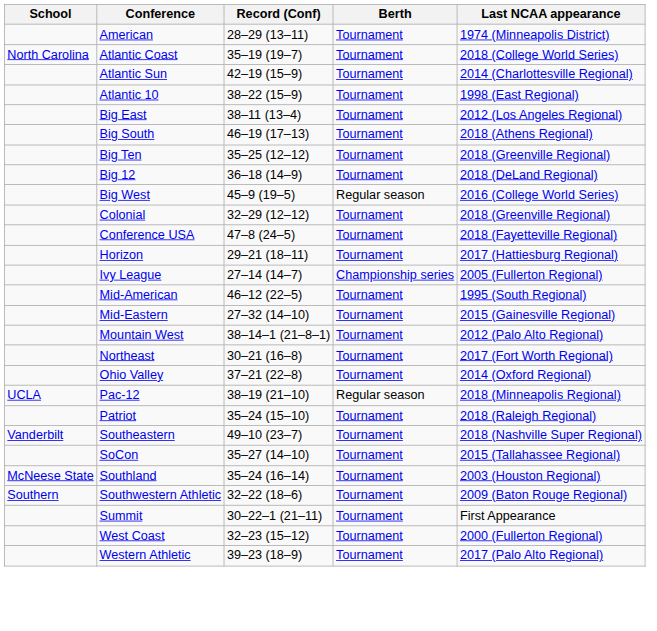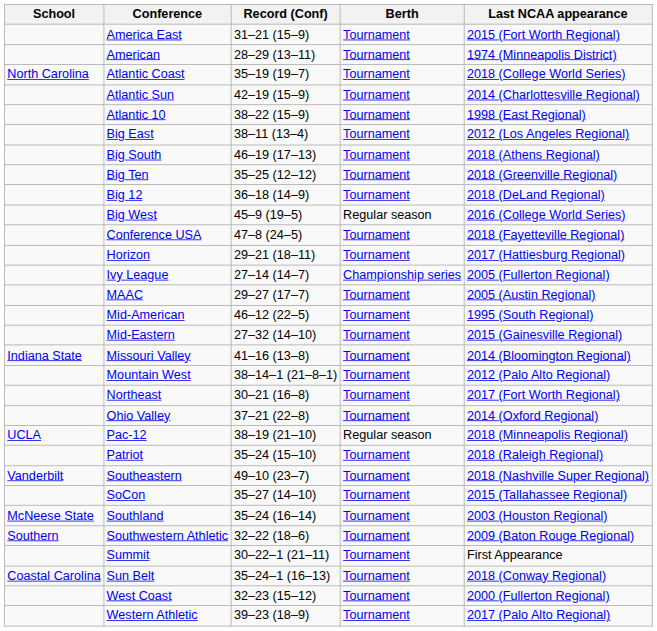+ row: (144, 34)
- row: (122, 214)
+ row: (125, 295)
+ row: (149, 355)
+ row: (130, 575)
